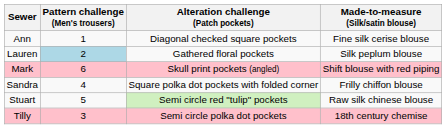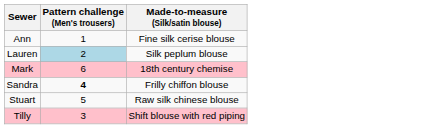- column: (223, 17)
(381, 69) Shift blouse with red piping -> (187, 69) 18th century chemise
(83, 85) normal -> (83, 85) bold
(381, 116) 18th century chemise -> (187, 116) Shift blouse with red piping
